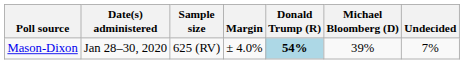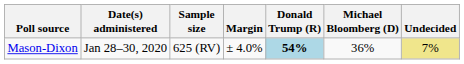(363, 48) 39% -> (363, 48) 36%
(430, 48) no background -> (430, 48) khaki background
